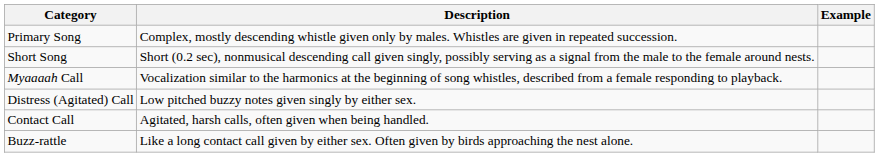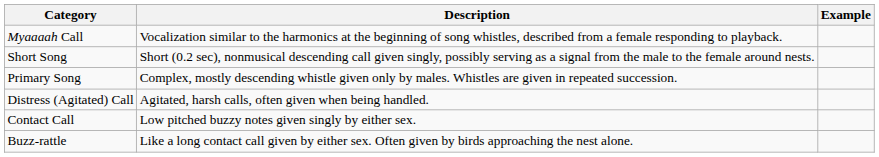rows swapped: (44, 36) <-> (45, 78)
(278, 99) Low pitched buzzy notes given singly by either sex. -> (284, 99) Agitated, harsh calls, often given when being handled.
(284, 120) Agitated, harsh calls, often given when being handled. -> (278, 120) Low pitched buzzy notes given singly by either sex.
